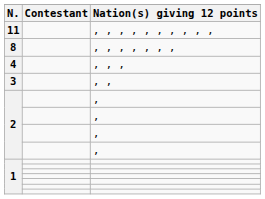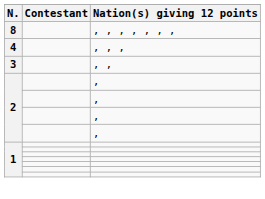- row: (13, 30)
